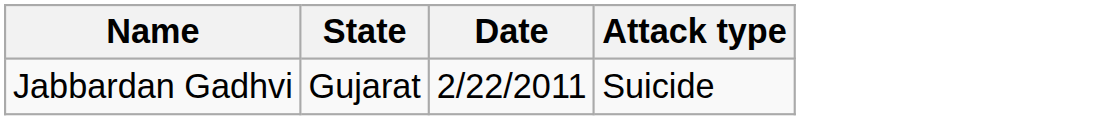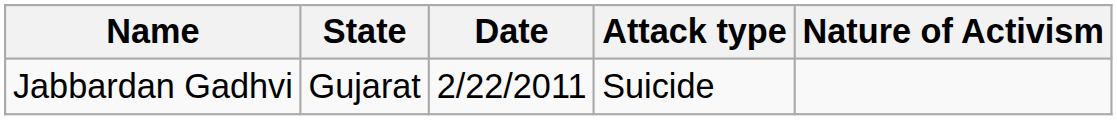+ column: (953, 31)
